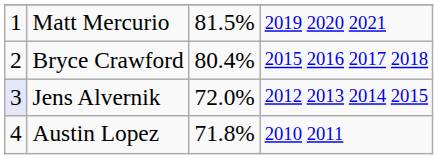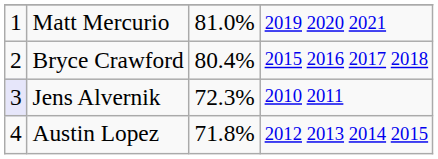(225, 23) 81.5% -> (225, 23) 81.0%
(225, 97) 72.0% -> (225, 97) 72.3%
(346, 97) 2012 2013 2014 2015 -> (304, 97) 2010 2011
(304, 134) 2010 2011 -> (346, 134) 2012 2013 2014 2015
